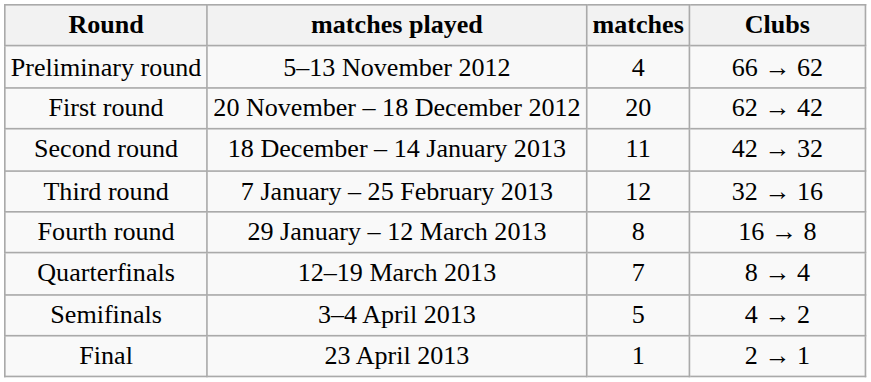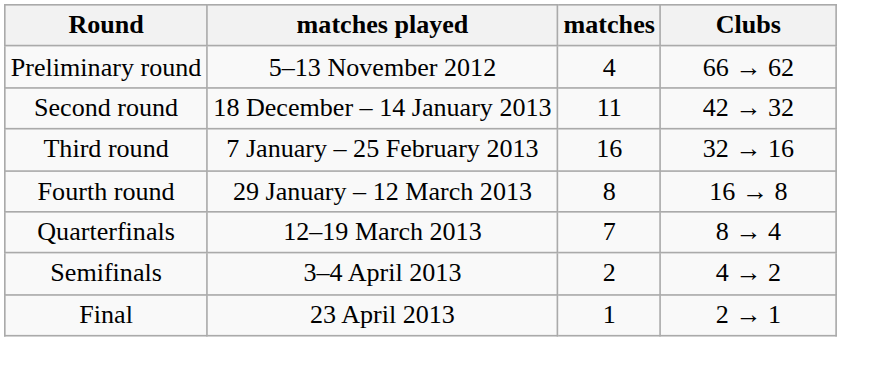- row: (106, 107)
(638, 190) 12 -> (609, 149) 16
(638, 314) 5 -> (609, 273) 2
